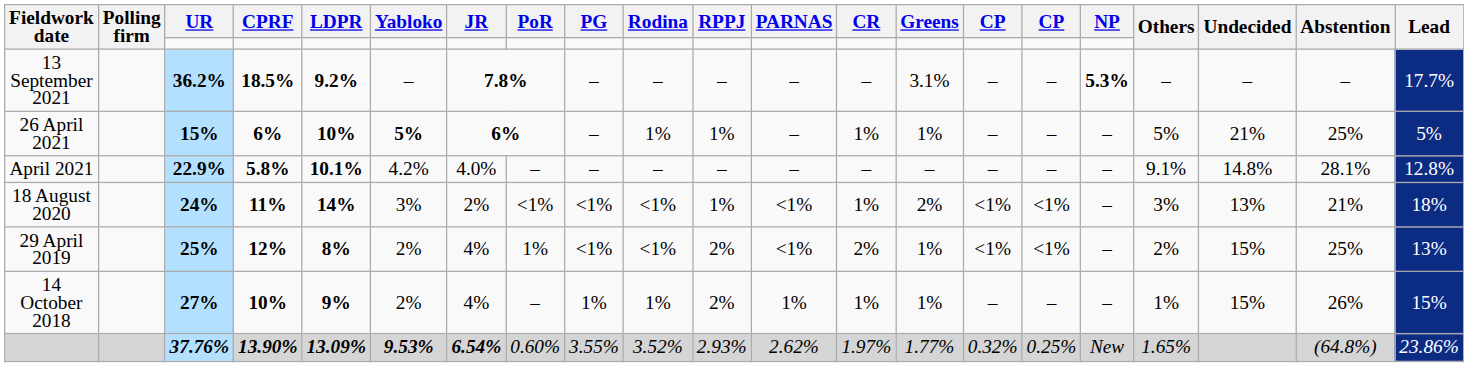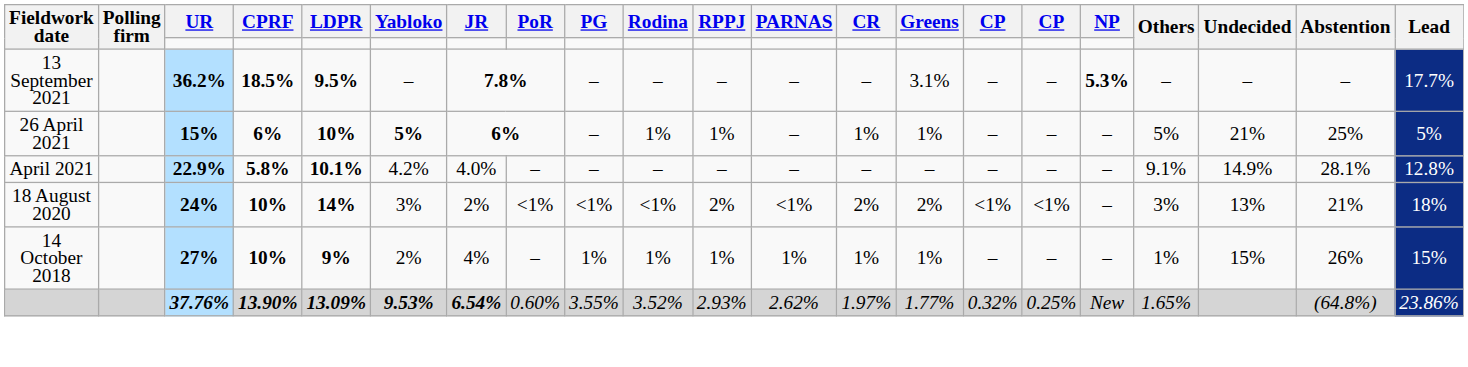(336, 80) 9.2% -> (336, 80) 9.5%
(1247, 169) 14.8% -> (1247, 169) 14.9%
(268, 205) 11% -> (268, 205) 10%
(722, 205) 1% -> (722, 205) 2%
(866, 205) 1% -> (866, 205) 2%
- row: (51, 249)
(722, 303) 2% -> (722, 258) 1%
